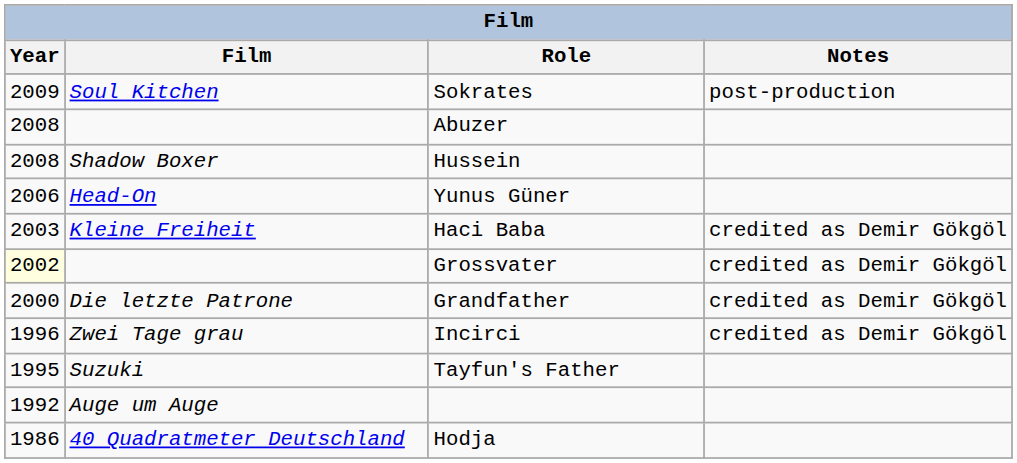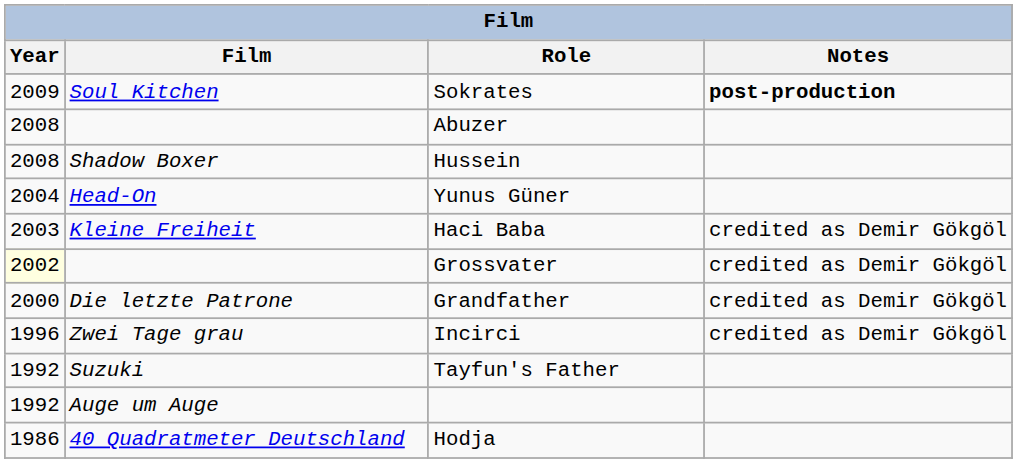(802, 92) normal -> (802, 92) bold
(35, 196) 2006 -> (35, 196) 2004
(35, 370) 1995 -> (35, 370) 1992
